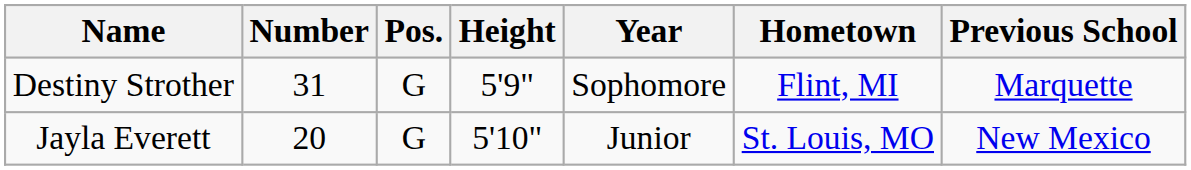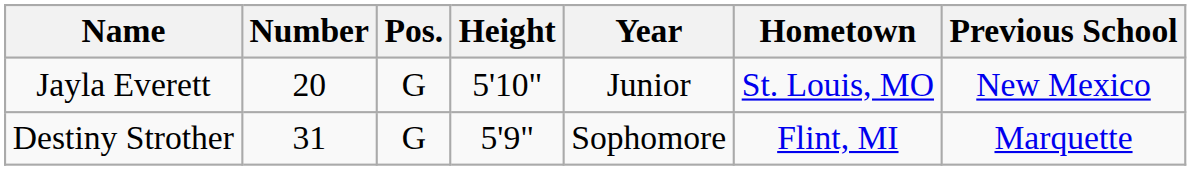rows swapped: (123, 137) <-> (123, 84)
